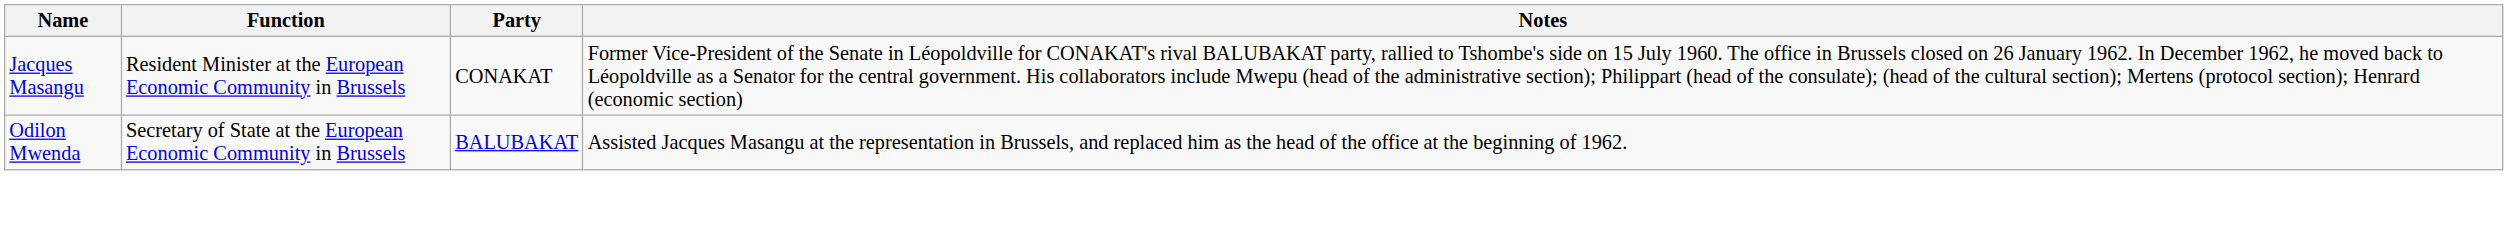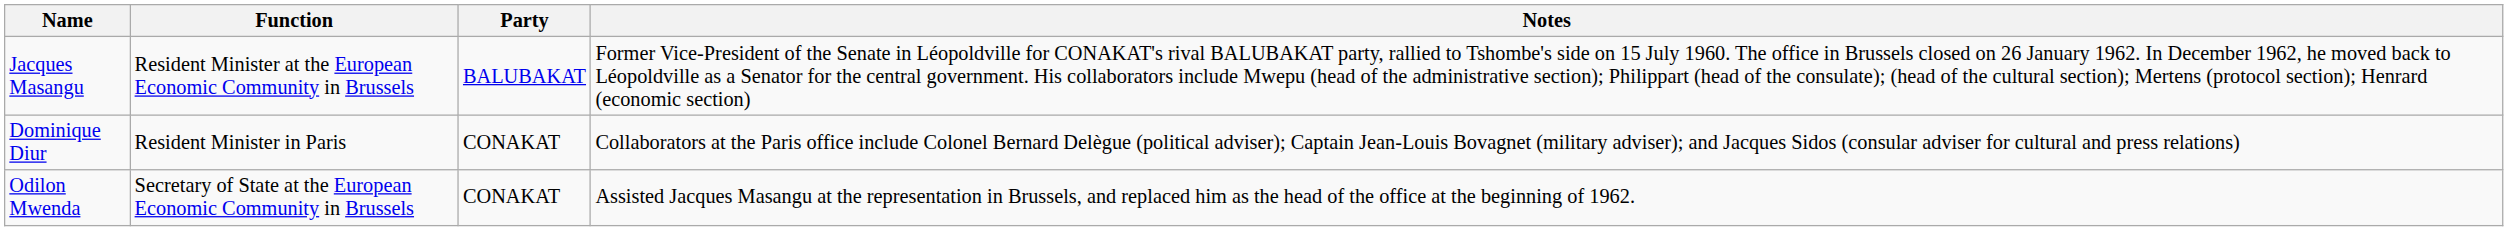(504, 75) CONAKAT -> (524, 75) BALUBAKAT
+ row: (55, 142)
(517, 142) BALUBAKAT -> (512, 197) CONAKAT
